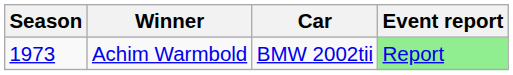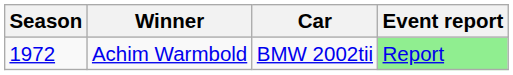(32, 54) 1973 -> (32, 54) 1972
